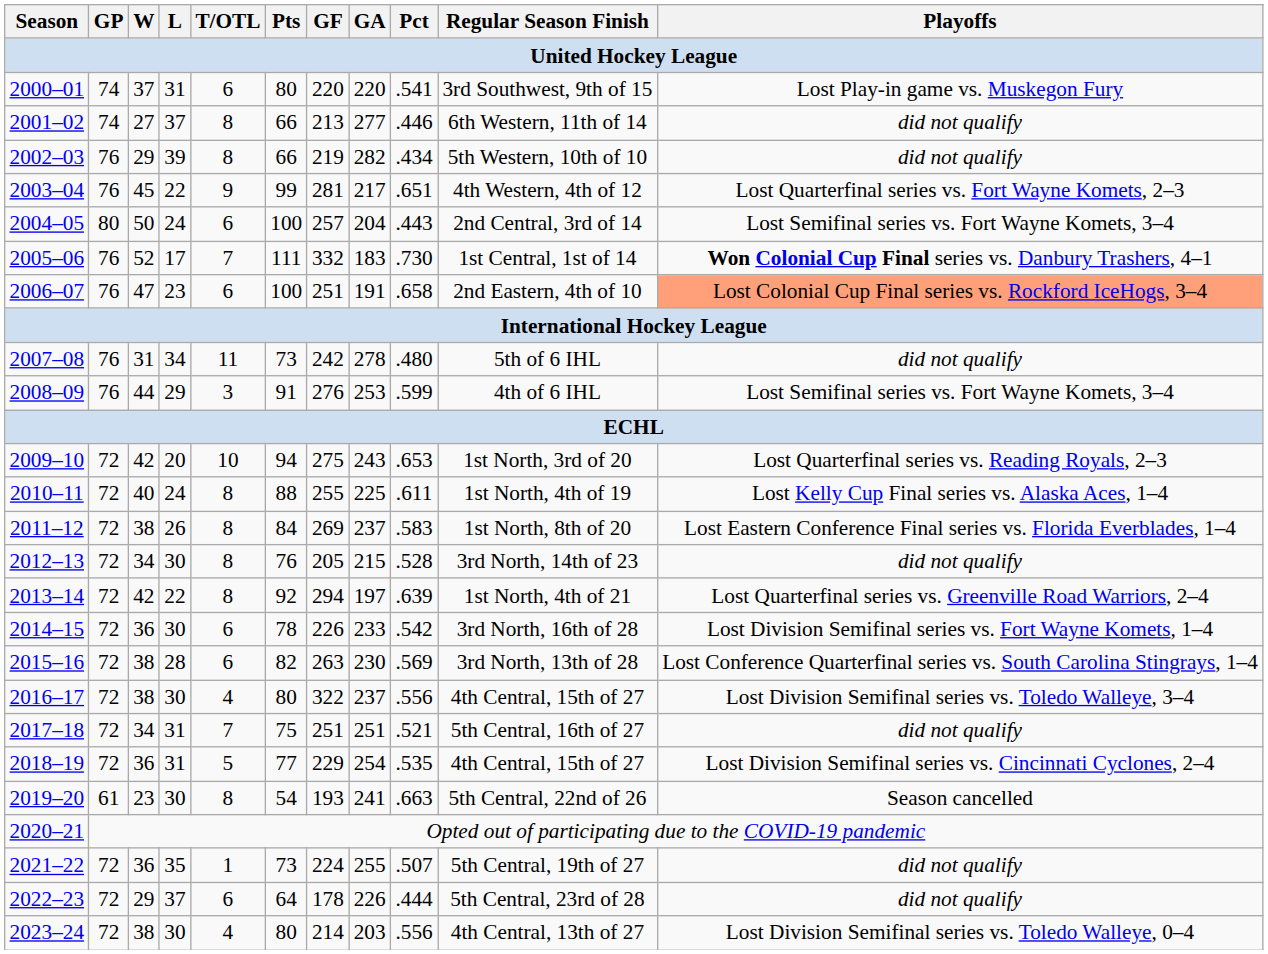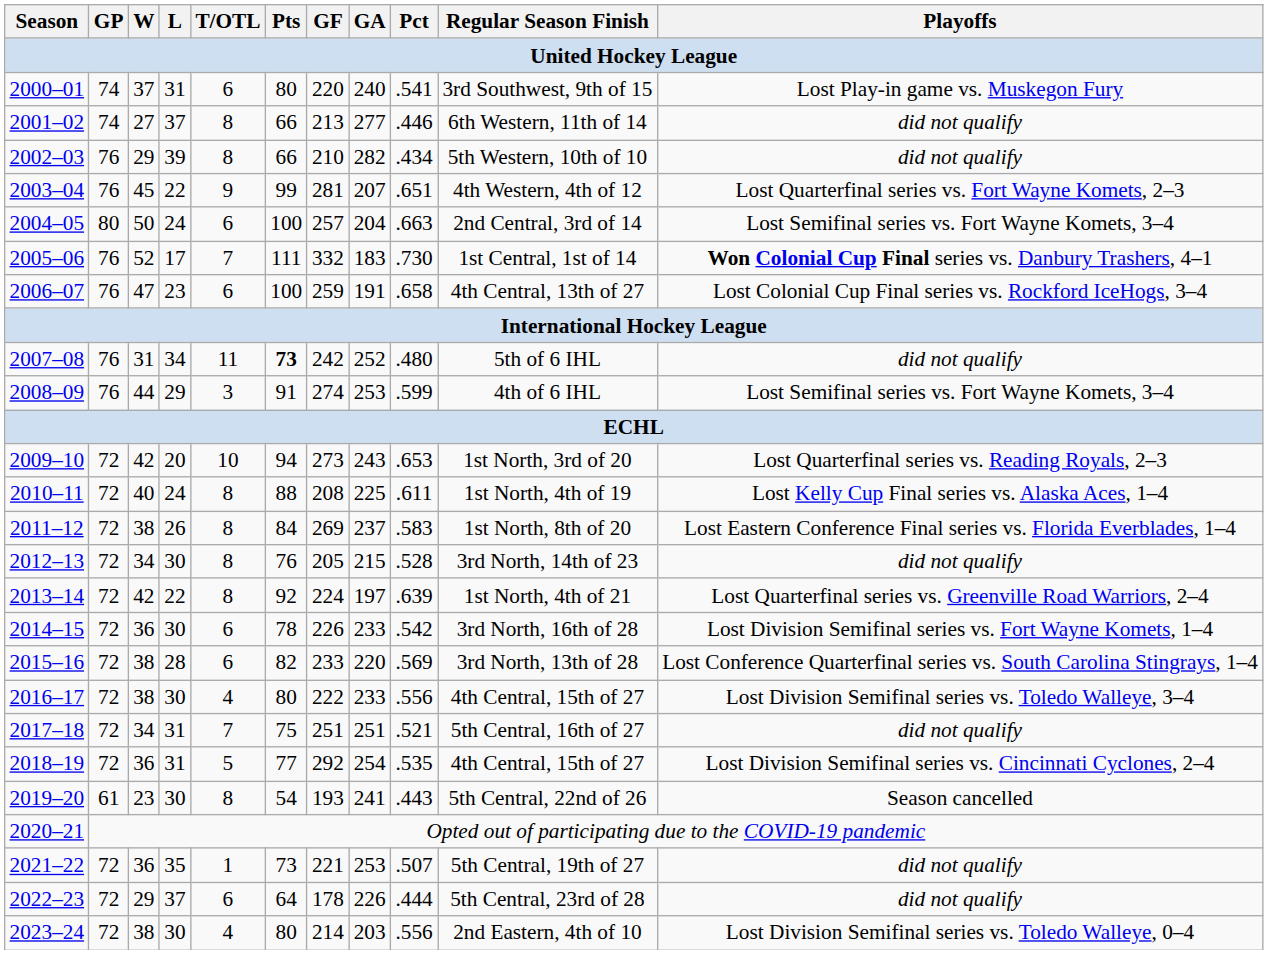(370, 88) 220 -> (370, 88) 240
(328, 156) 219 -> (328, 156) 210
(370, 190) 217 -> (370, 190) 207
(414, 223) .443 -> (414, 223) .663
(328, 291) 251 -> (328, 291) 259
(547, 291) 2nd Eastern, 4th of 10 -> (547, 291) 4th Central, 13th of 27
(960, 291) lightsalmon background -> (960, 291) no background
(286, 358) normal -> (286, 358) bold
(370, 358) 278 -> (370, 358) 252
(328, 392) 276 -> (328, 392) 274
(328, 460) 275 -> (328, 460) 273
(328, 493) 255 -> (328, 493) 208
(328, 595) 294 -> (328, 595) 224
(328, 662) 263 -> (328, 662) 233
(370, 662) 230 -> (370, 662) 220
(328, 696) 322 -> (328, 696) 222
(370, 696) 237 -> (370, 696) 233
(328, 763) 229 -> (328, 763) 292
(414, 797) .663 -> (414, 797) .443
(328, 865) 224 -> (328, 865) 221
(370, 865) 255 -> (370, 865) 253
(547, 932) 4th Central, 13th of 27 -> (547, 932) 2nd Eastern, 4th of 10
